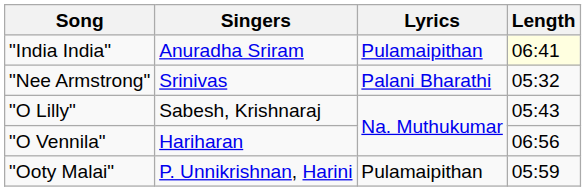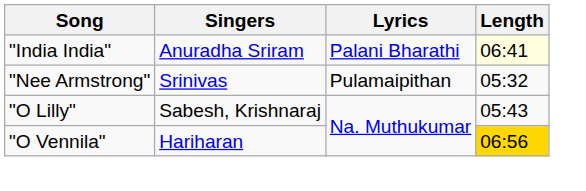(422, 50) Pulamaipithan -> (395, 50) Palani Bharathi
(426, 81) Palani Bharathi -> (390, 81) Pulamaipithan
(536, 141) no background -> (504, 141) gold background
- row: (62, 172)
